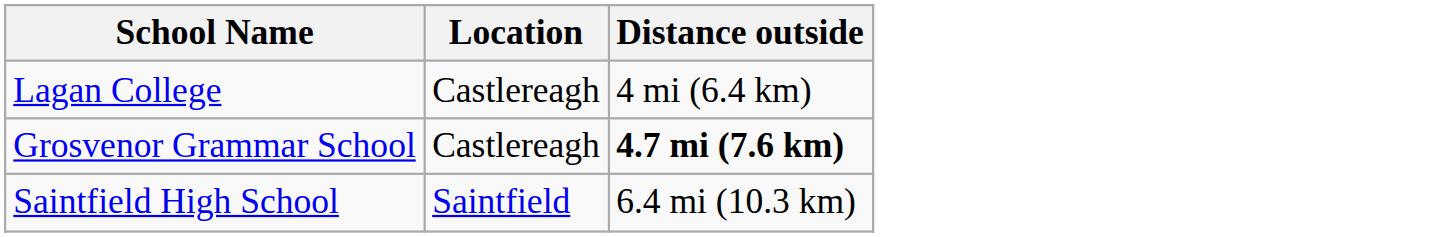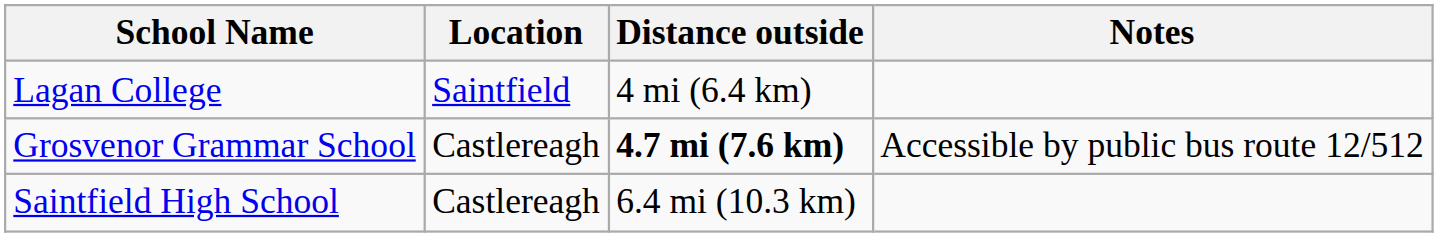+ column: (1152, 32)
(516, 88) Castlereagh -> (501, 88) Saintfield
(501, 201) Saintfield -> (516, 201) Castlereagh
